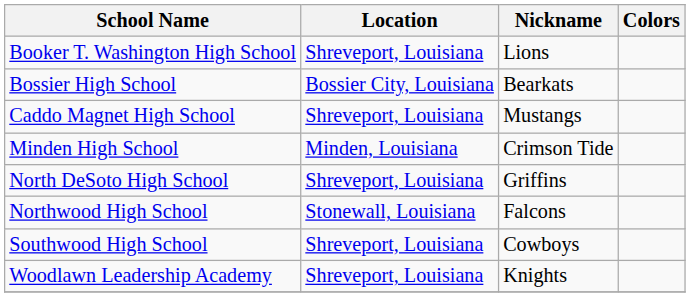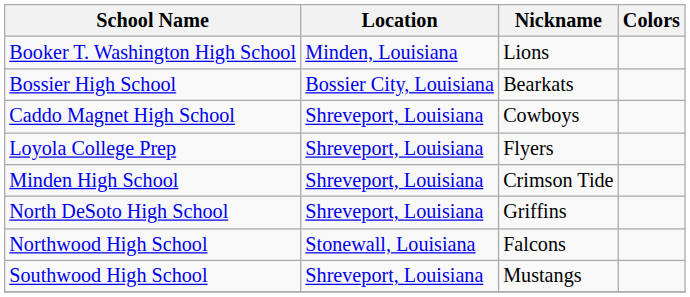(394, 52) Shreveport, Louisiana -> (381, 52) Minden, Louisiana
(542, 116) Mustangs -> (541, 116) Cowboys
+ row: (93, 148)
(381, 148) Minden, Louisiana -> (394, 180) Shreveport, Louisiana
(541, 244) Cowboys -> (542, 276) Mustangs
- row: (141, 276)
